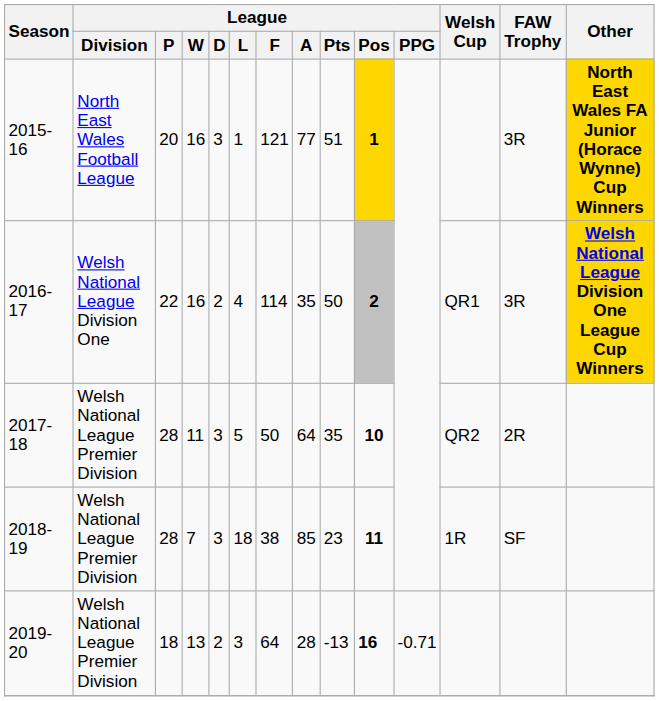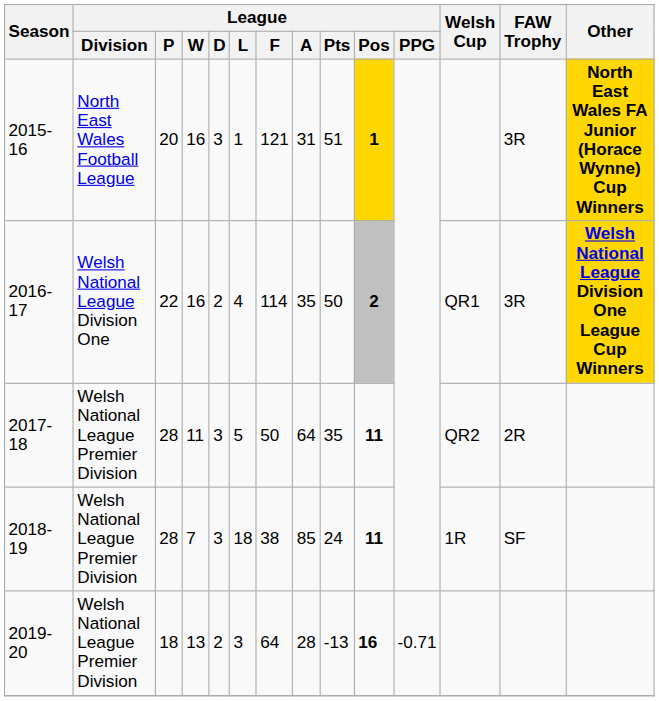(306, 139) 77 -> (306, 139) 31
(374, 434) 10 -> (374, 434) 11
(333, 539) 23 -> (333, 539) 24
